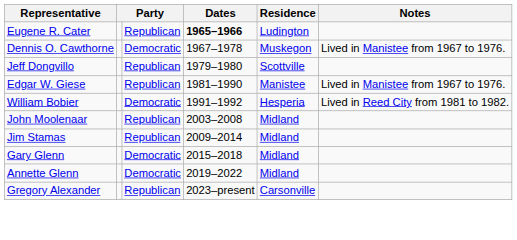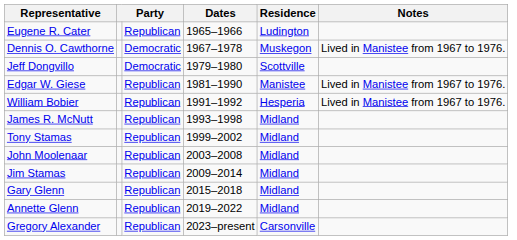(214, 31) bold -> (214, 31) normal
(152, 66) Republican -> (153, 66) Democratic
(153, 102) Democratic -> (152, 102) Republican
(415, 102) Lived in Reed City from 1981 to 1982. -> (413, 102) Lived in Manistee from 1967 to 1976.
+ row: (50, 119)
+ row: (39, 137)
(153, 155) Democratic -> (152, 191) Republican
(153, 173) Democratic -> (152, 208) Republican
